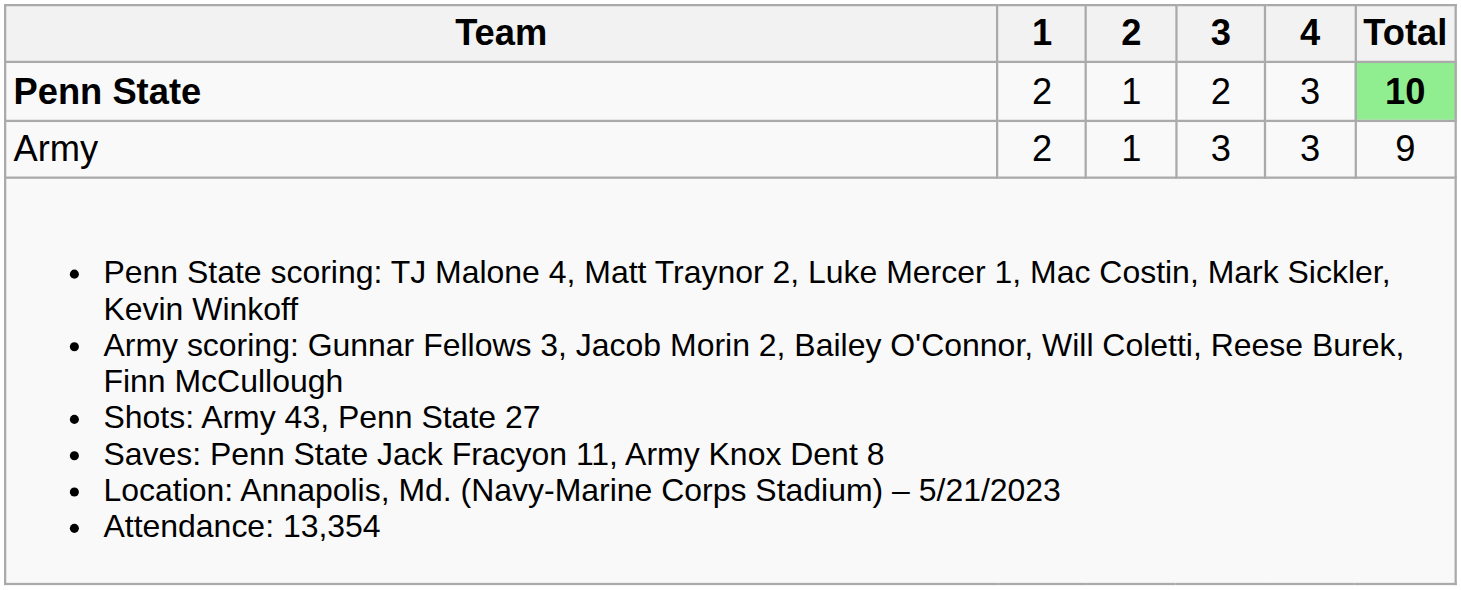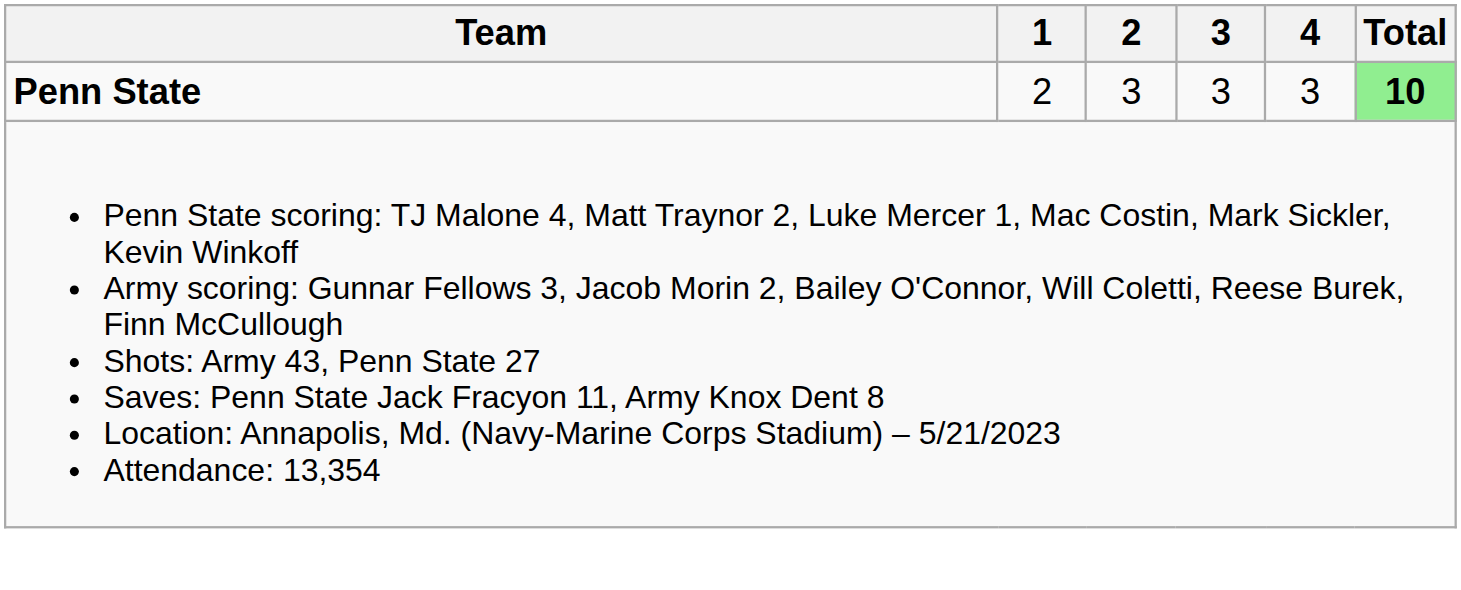(1131, 90) 1 -> (1131, 90) 3
(1221, 90) 2 -> (1221, 90) 3
- row: (56, 148)
